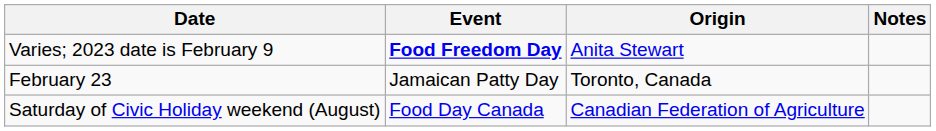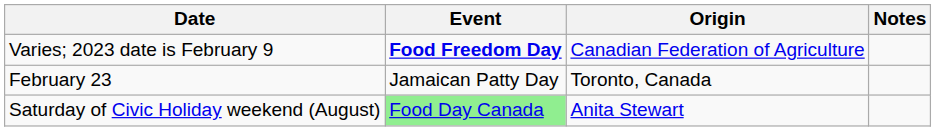(627, 49) Anita Stewart -> (718, 49) Canadian Federation of Agriculture
(466, 110) no background -> (466, 110) lightgreen background
(718, 110) Canadian Federation of Agriculture -> (627, 110) Anita Stewart
